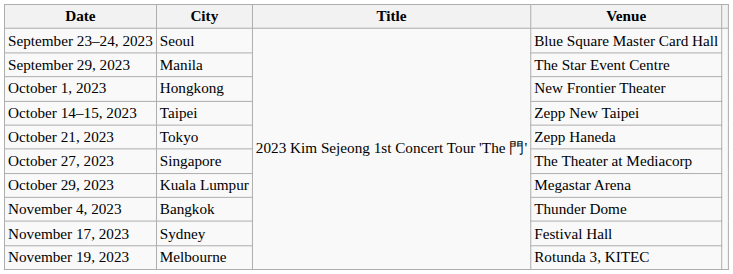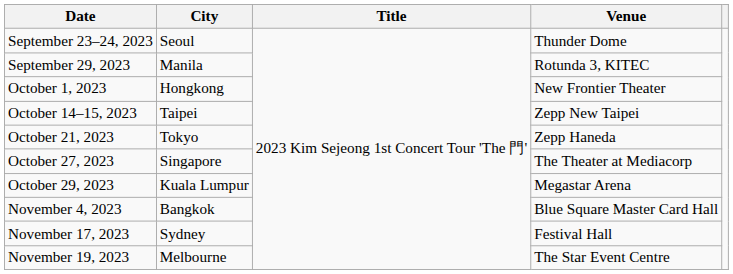(626, 40) Blue Square Master Card Hall -> (580, 40) Thunder Dome
(602, 64) The Star Event Centre -> (592, 64) Rotunda 3, KITEC
(580, 209) Thunder Dome -> (626, 209) Blue Square Master Card Hall
(592, 257) Rotunda 3, KITEC -> (602, 257) The Star Event Centre
